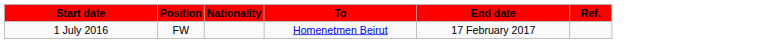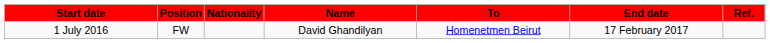+ column: (340, 13)
